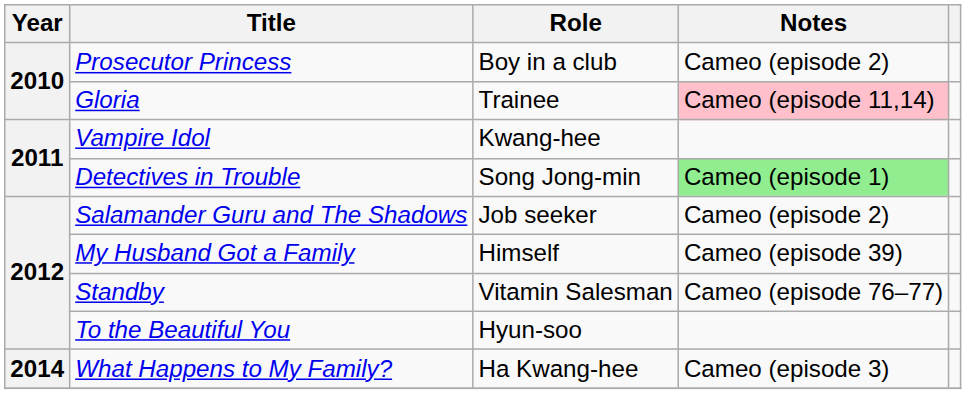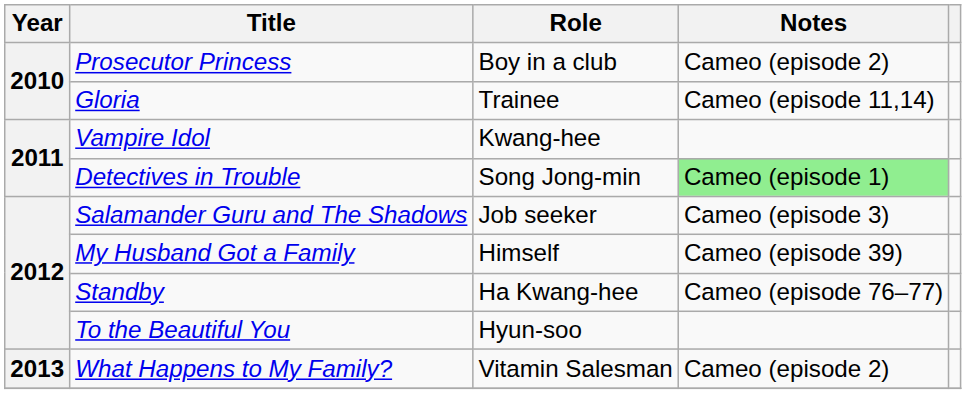(809, 100) pink background -> (809, 100) no background
(787, 215) Cameo (episode 2) -> (787, 215) Cameo (episode 3)
(576, 291) Vitamin Salesman -> (558, 291) Ha Kwang-hee
(37, 368) 2014 -> (37, 368) 2013
(558, 368) Ha Kwang-hee -> (576, 368) Vitamin Salesman
(787, 368) Cameo (episode 3) -> (787, 368) Cameo (episode 2)
